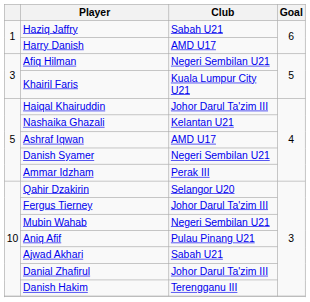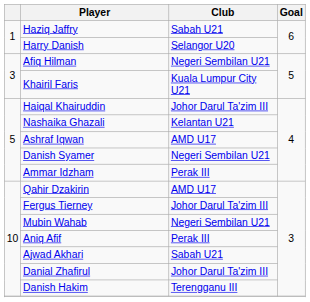(193, 45) AMD U17 -> (203, 45) Selangor U20
(203, 189) Selangor U20 -> (193, 189) AMD U17
(213, 238) Pulau Pinang U21 -> (190, 238) Perak III
